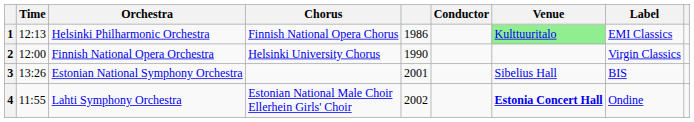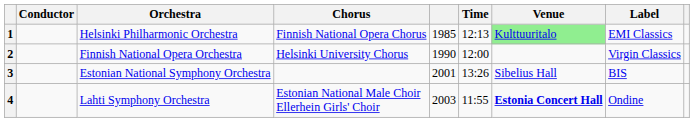columns swapped: (461, 14) <-> (32, 14)
(416, 34) 1986 -> (444, 34) 1985
(416, 100) 2002 -> (444, 100) 2003
